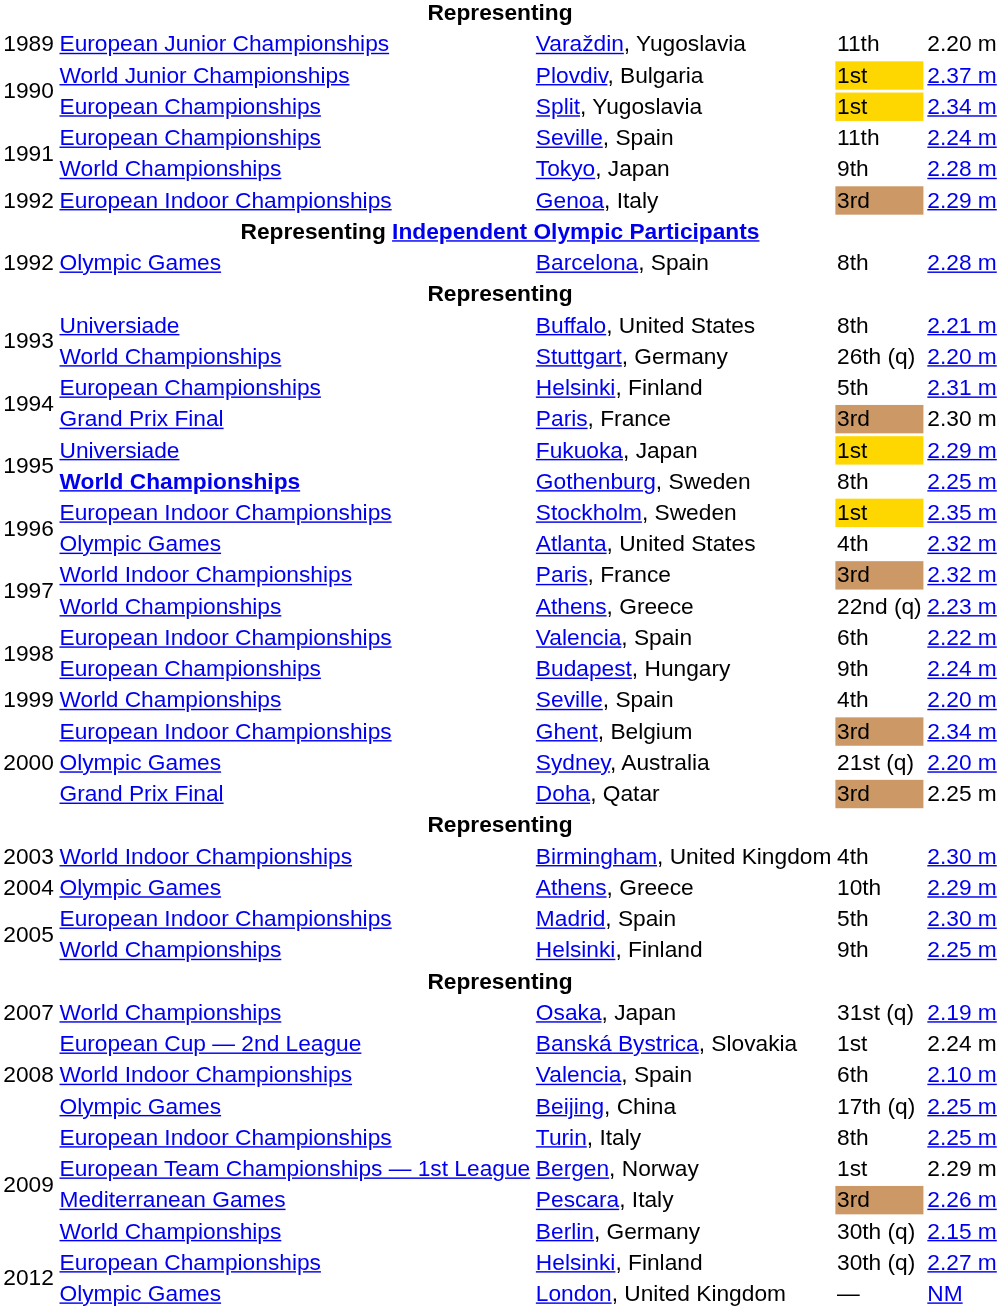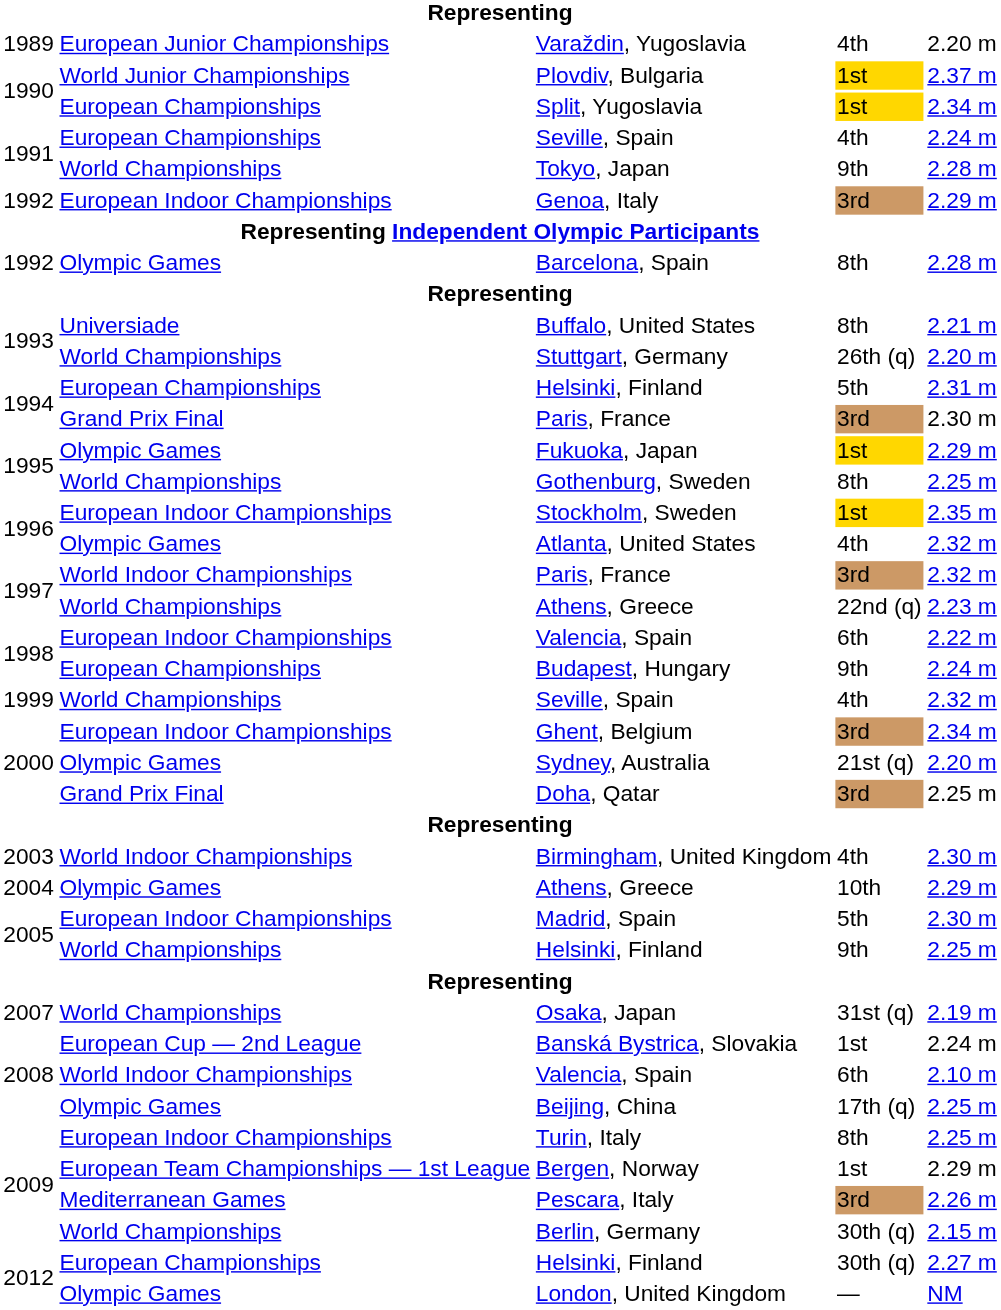(858, 44) 11th -> (853, 44) 4th
(858, 137) 11th -> (853, 137) 4th
(119, 450) Universiade -> (140, 450) Olympic Games
(180, 481) bold -> (170, 481) normal
(962, 700) 2.20 m -> (962, 700) 2.32 m
